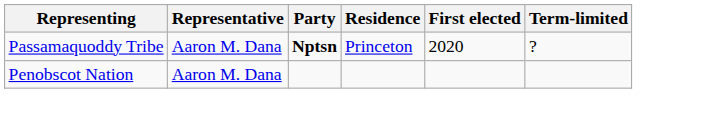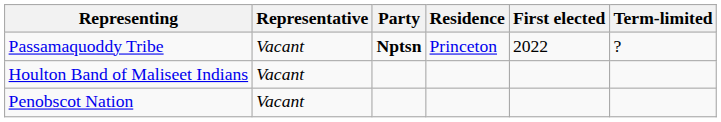(227, 46) Aaron M. Dana -> (280, 46) Vacant
(446, 46) 2020 -> (531, 46) 2022
+ row: (128, 74)
(227, 74) Aaron M. Dana -> (280, 102) Vacant
